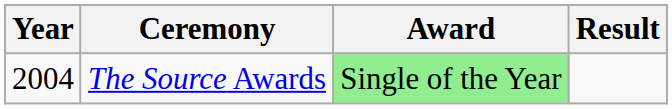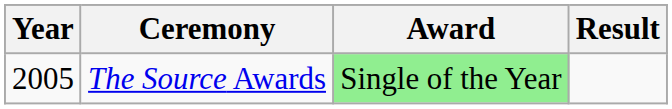(43, 77) 2004 -> (43, 77) 2005
